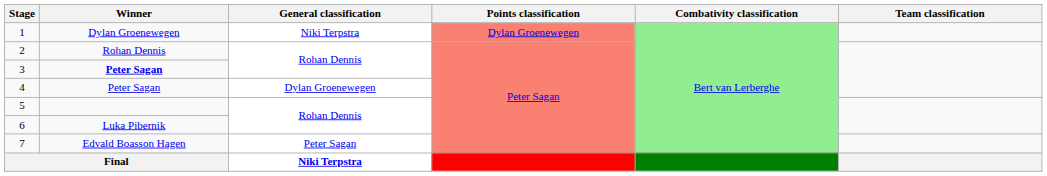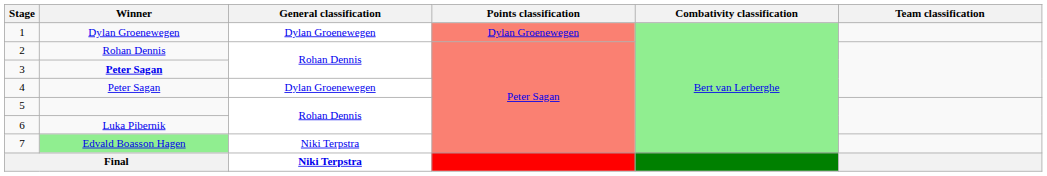(330, 32) Niki Terpstra -> (330, 32) Dylan Groenewegen
(134, 143) no background -> (134, 143) lightgreen background
(330, 143) Peter Sagan -> (330, 143) Niki Terpstra
